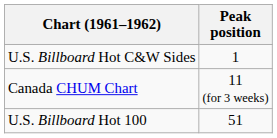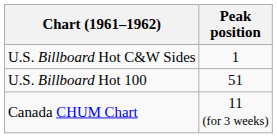rows swapped: (77, 120) <-> (73, 88)
